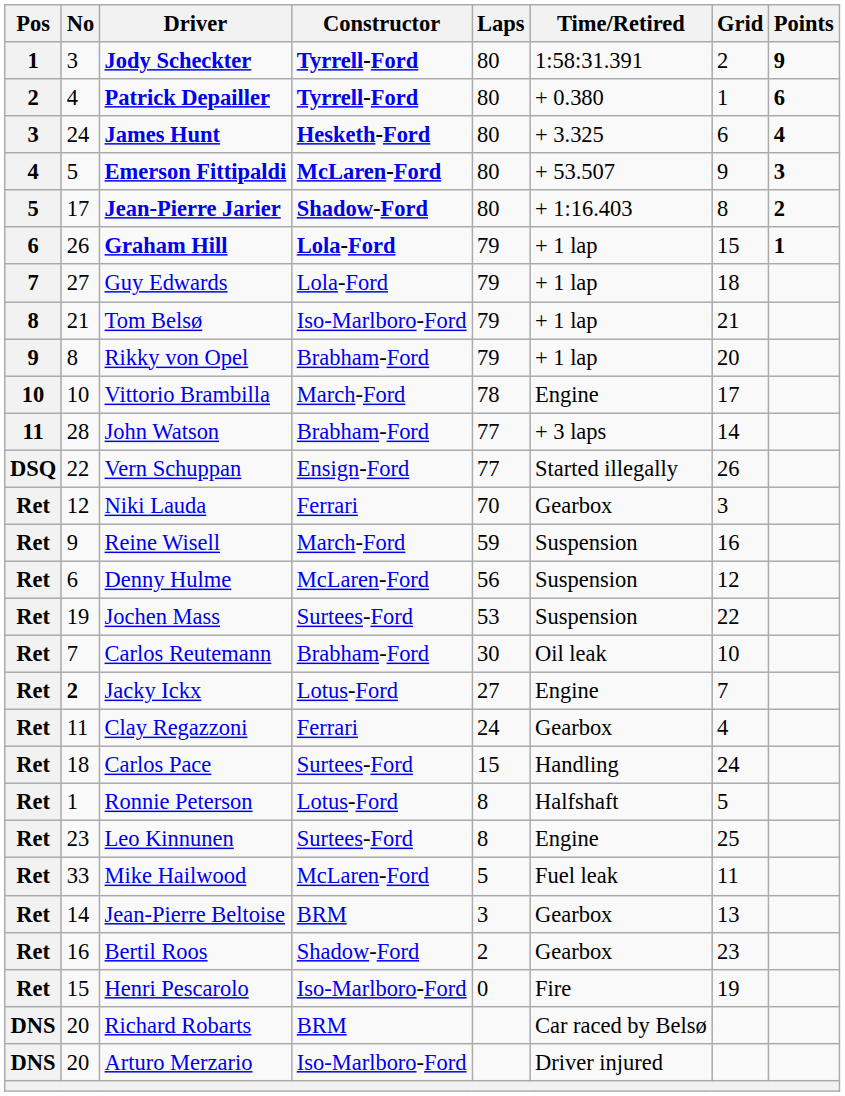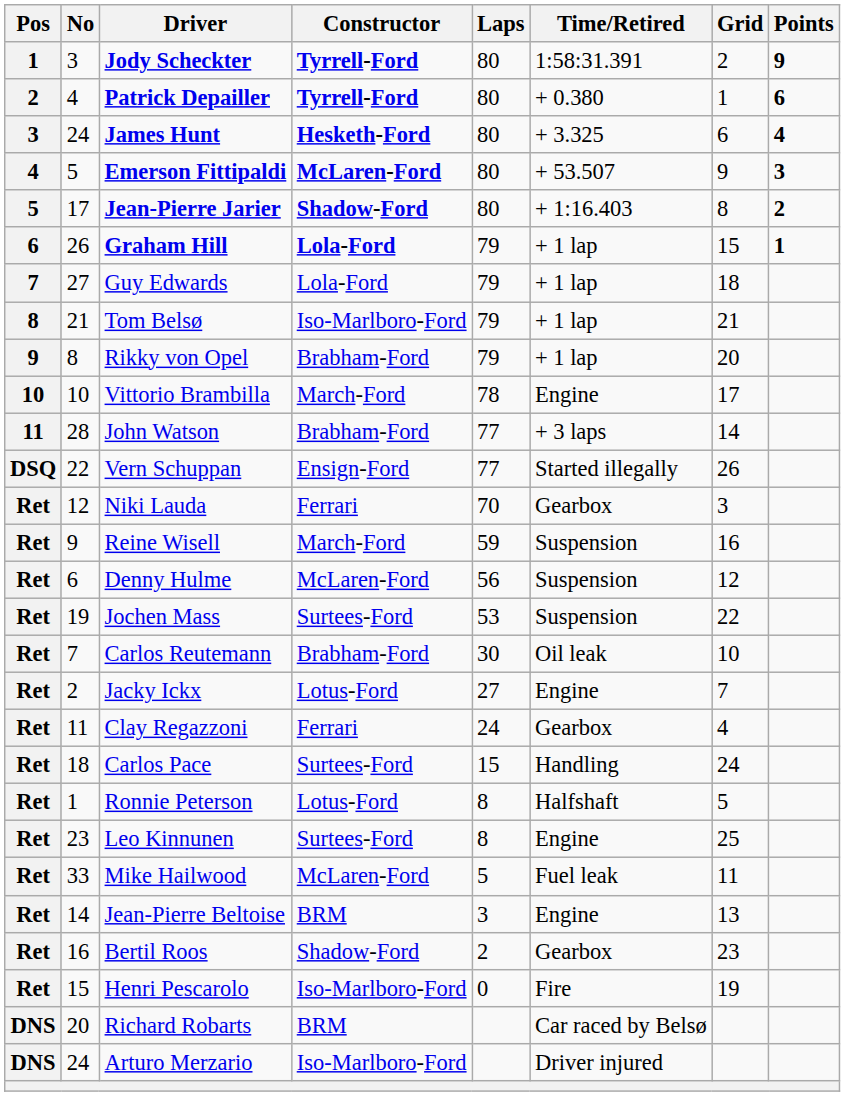(72, 690) bold -> (72, 690) normal
(574, 913) Gearbox -> (567, 913) Engine
(78, 1061) 20 -> (78, 1061) 24
